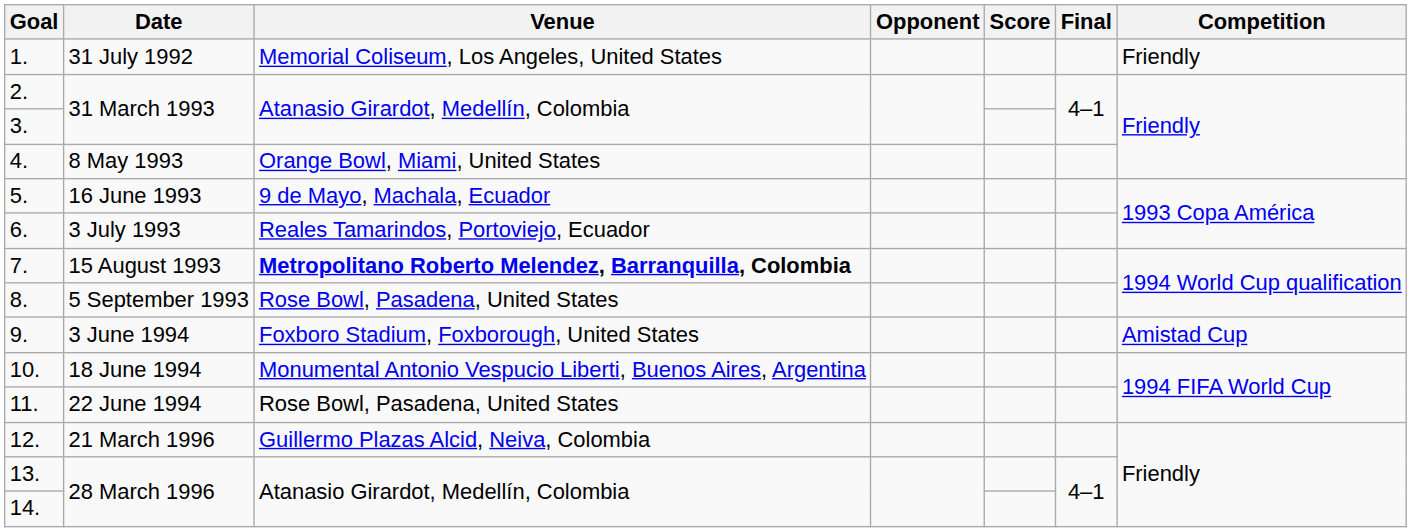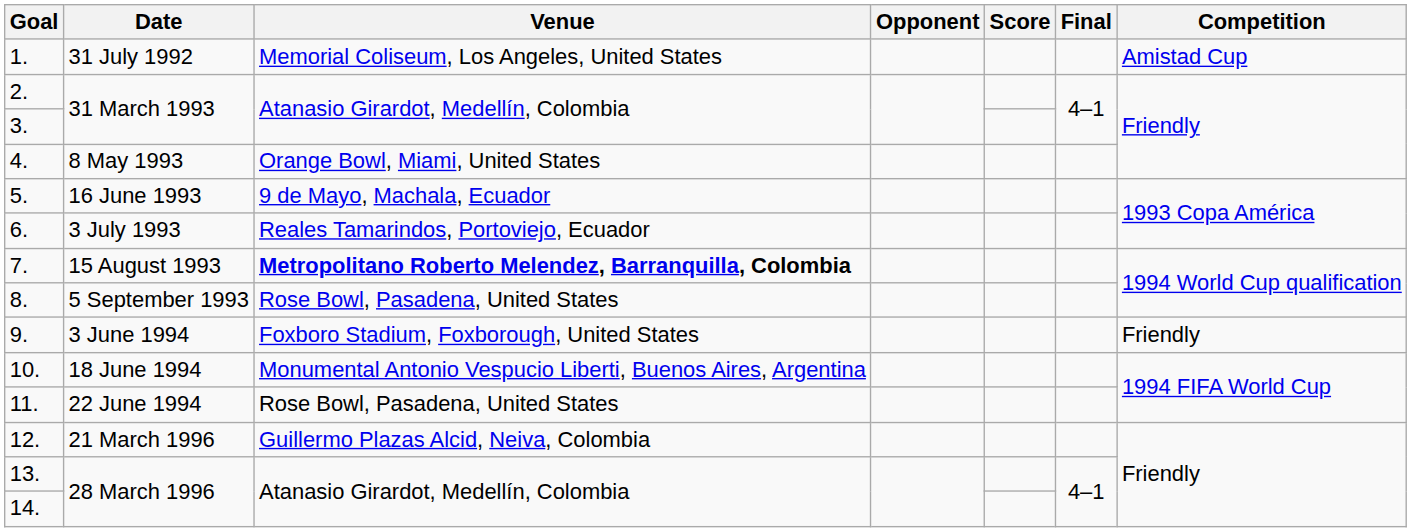(1161, 56) Friendly -> (1185, 56) Amistad Cup
(1185, 334) Amistad Cup -> (1161, 334) Friendly
